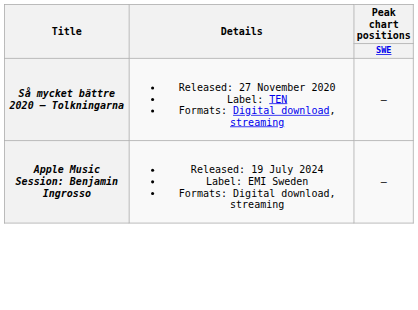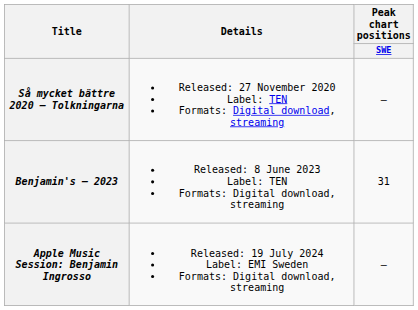+ row: (67, 182)
